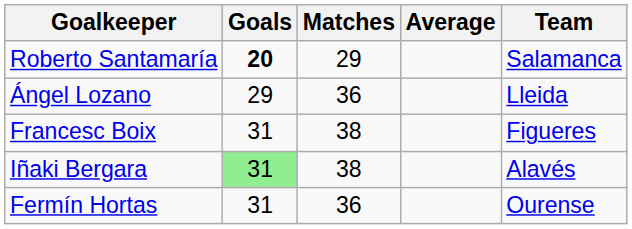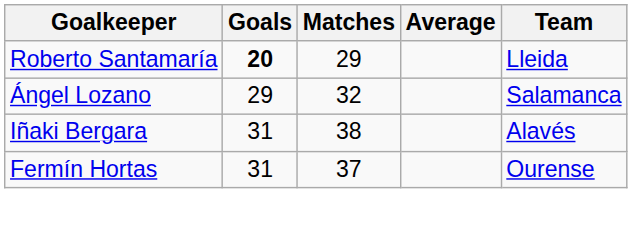(564, 59) Salamanca -> (537, 59) Lleida
(349, 95) 36 -> (349, 95) 32
(537, 95) Lleida -> (564, 95) Salamanca
- row: (83, 132)
(260, 168) lightgreen background -> (260, 132) no background
(349, 205) 36 -> (349, 168) 37
